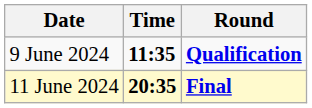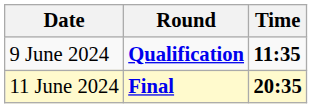columns swapped: (152, 20) <-> (244, 20)
